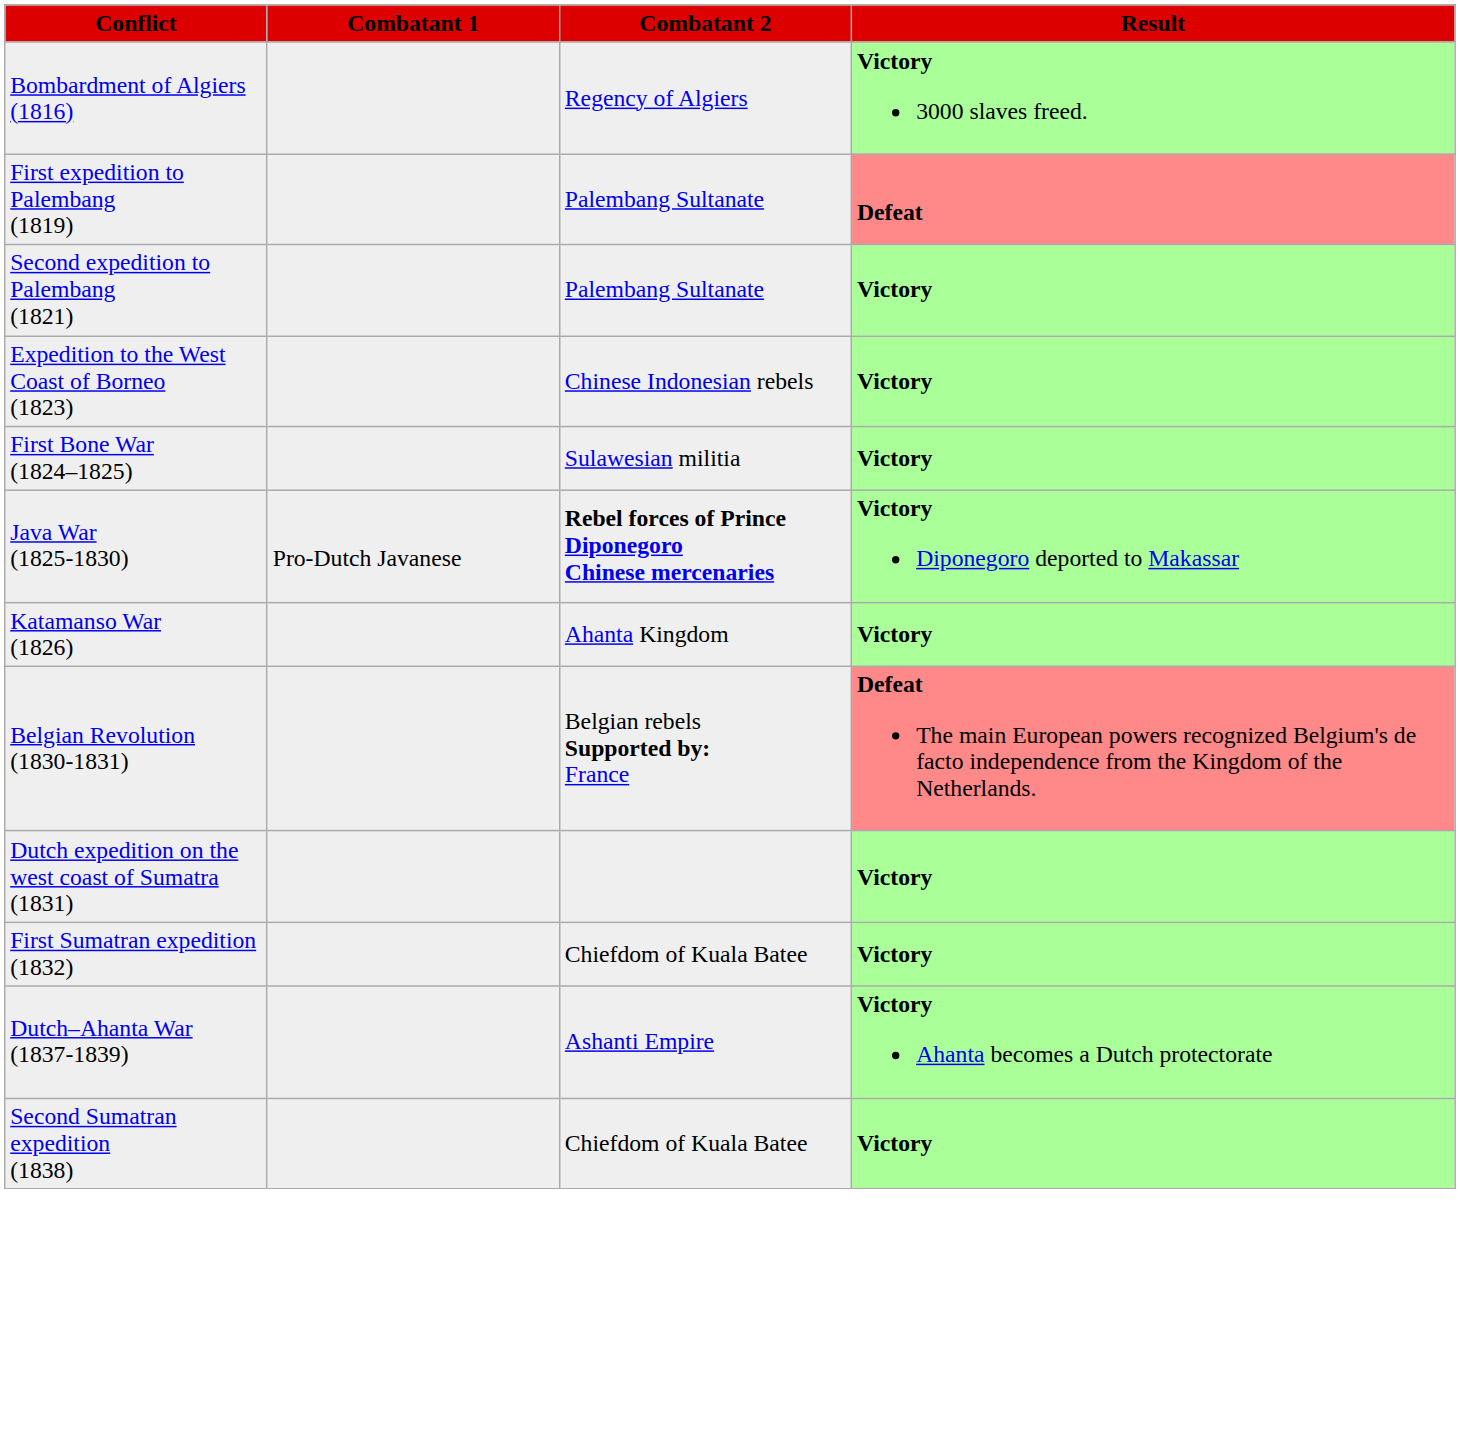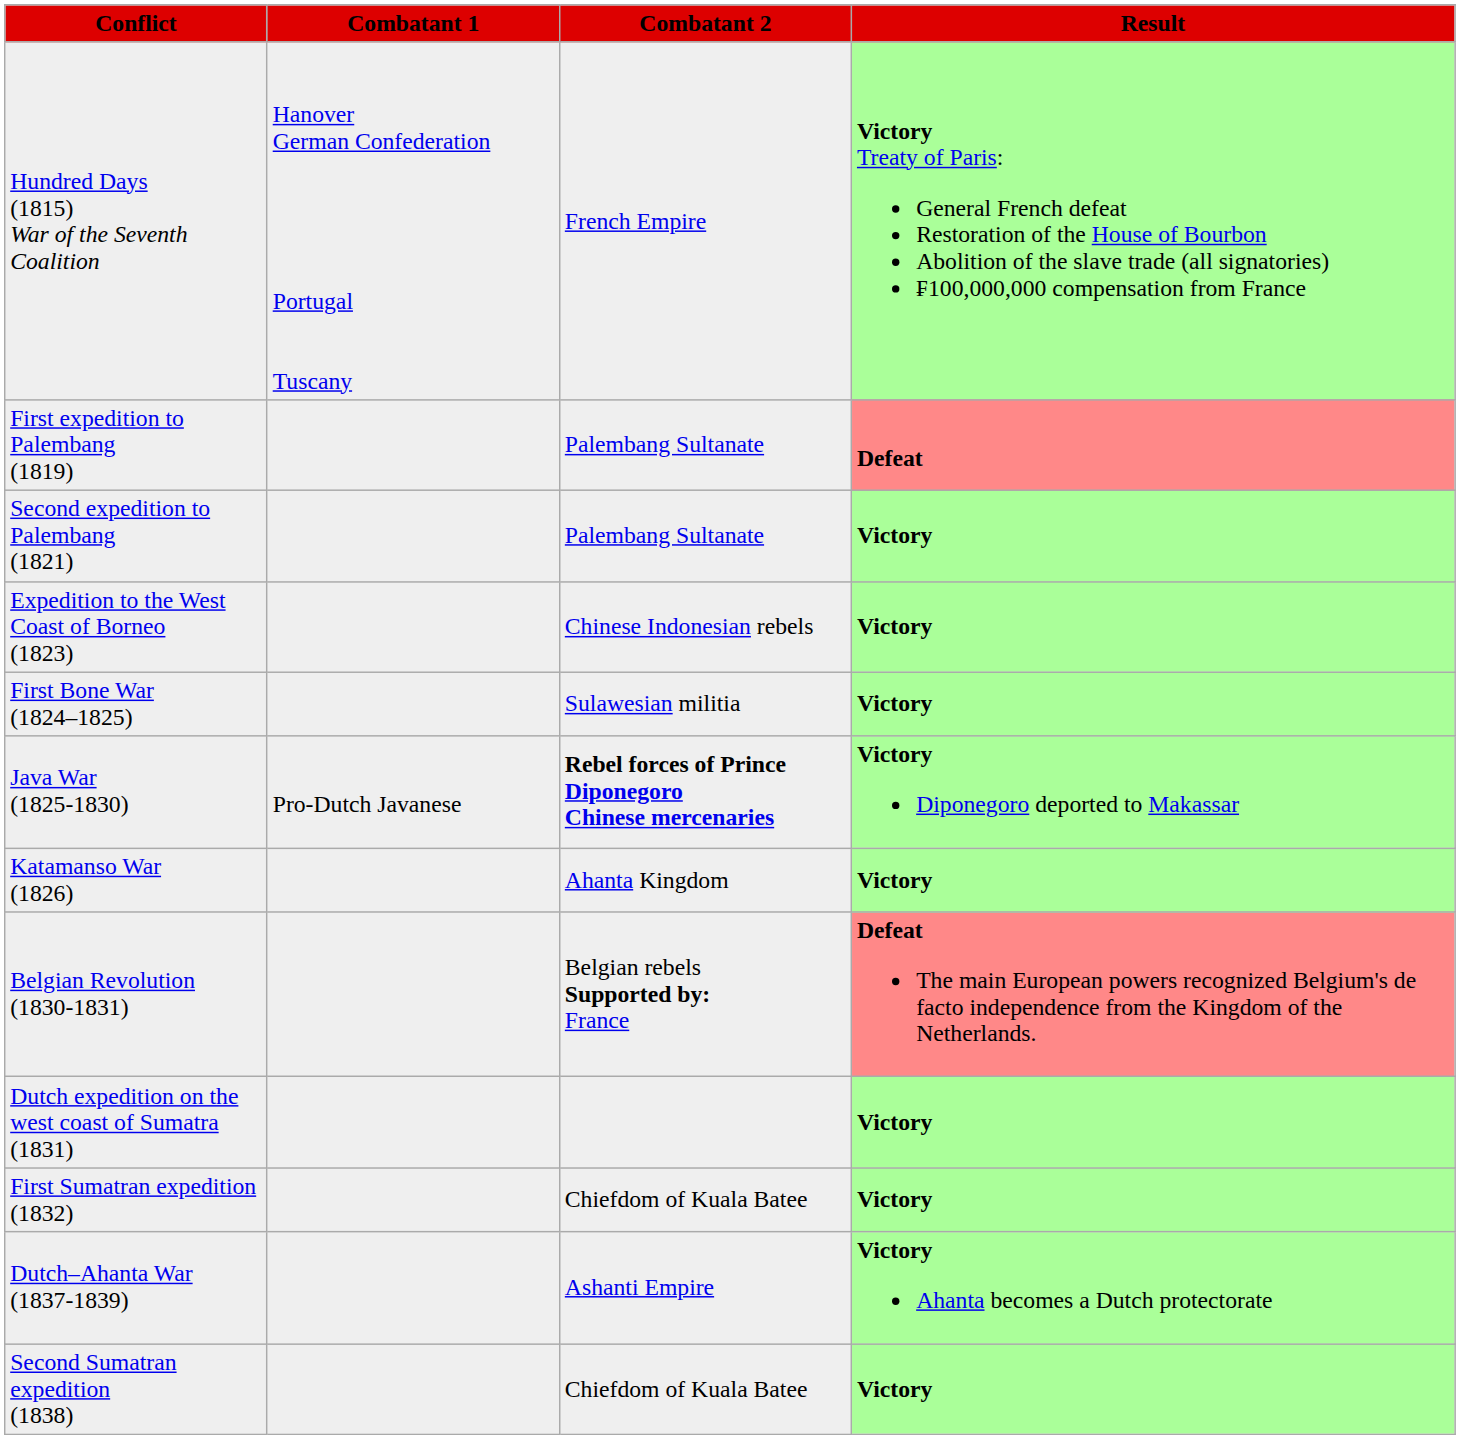+ row: (99, 220)
- row: (128, 97)
